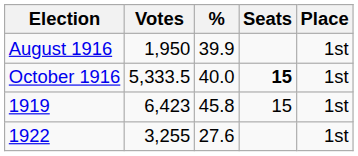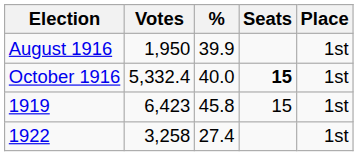(159, 77) 5,333.5 -> (159, 77) 5,332.4
(167, 135) 3,255 -> (167, 135) 3,258
(217, 135) 27.6 -> (217, 135) 27.4
